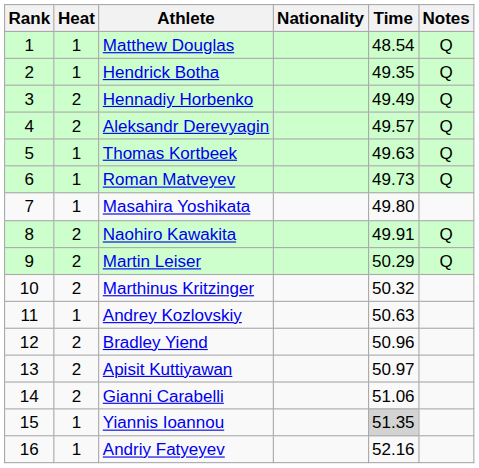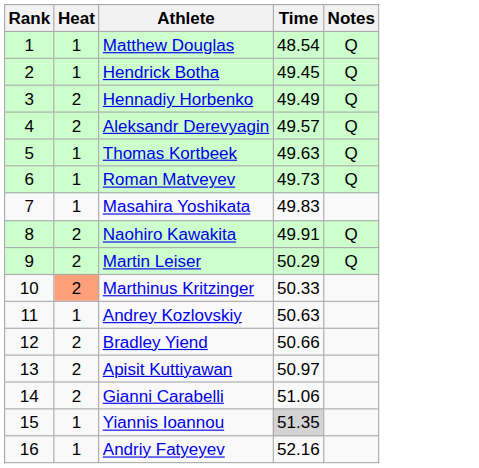- column: (321, 18)
(393, 72) 49.35 -> (298, 72) 49.45
(393, 207) 49.80 -> (298, 207) 49.83
(76, 288) no background -> (76, 288) lightsalmon background
(393, 288) 50.32 -> (298, 288) 50.33
(393, 342) 50.96 -> (298, 342) 50.66
